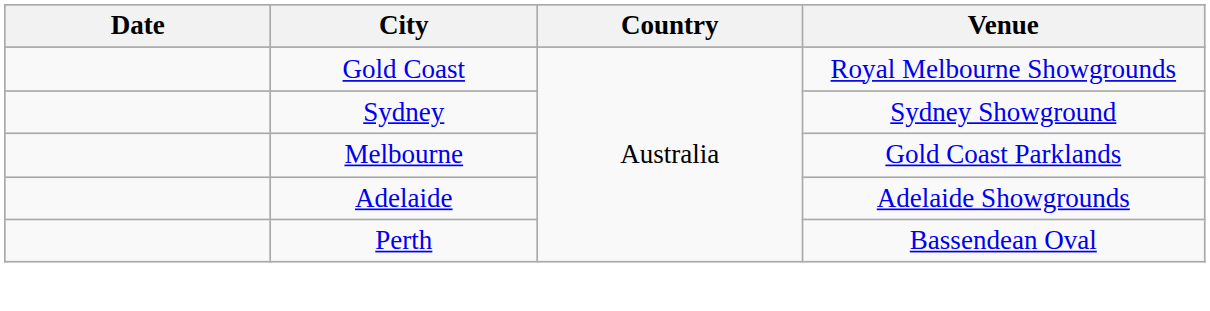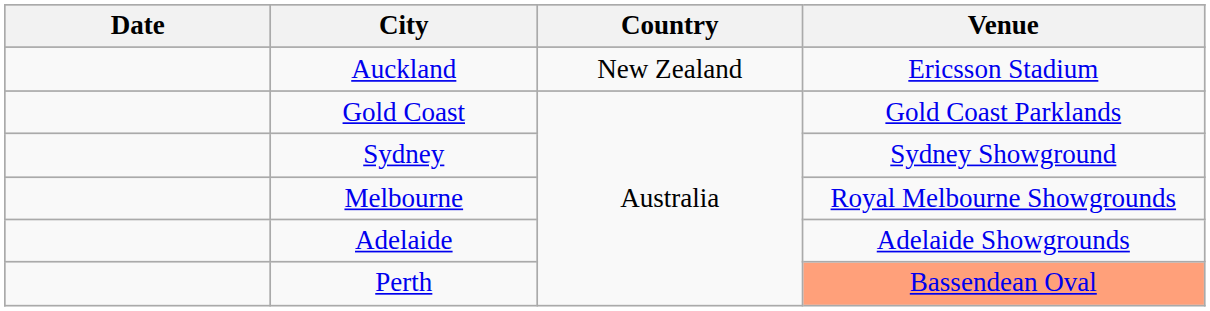+ row: (404, 68)
(1003, 68) Royal Melbourne Showgrounds -> (1003, 111) Gold Coast Parklands
(1003, 154) Gold Coast Parklands -> (1003, 197) Royal Melbourne Showgrounds
(1003, 240) no background -> (1003, 283) lightsalmon background
